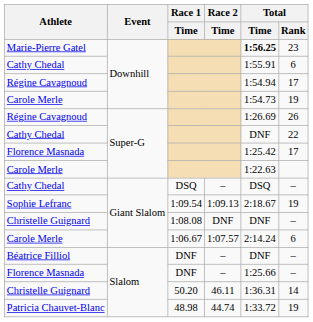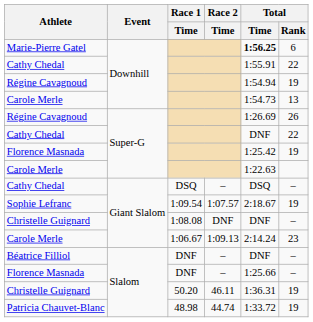(293, 48) 23 -> (293, 48) 6
(293, 65) 6 -> (293, 65) 22
(293, 82) 17 -> (293, 82) 19
(293, 100) 19 -> (293, 100) 13
(293, 152) 17 -> (293, 152) 19
(223, 204) 1:09.13 -> (223, 204) 1:07.57
(223, 238) 1:07.57 -> (223, 238) 1:09.13
(293, 238) 6 -> (293, 238) 23
(293, 290) 14 -> (293, 290) 19
